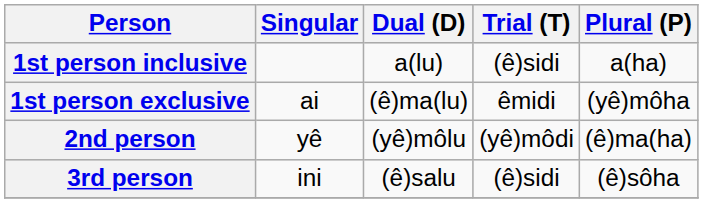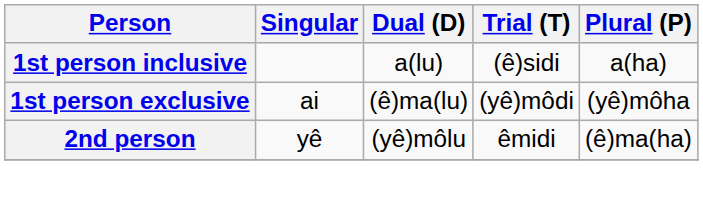(527, 100) êmidi -> (527, 100) (yê)môdi
(527, 139) (yê)môdi -> (527, 139) êmidi
- row: (130, 178)
